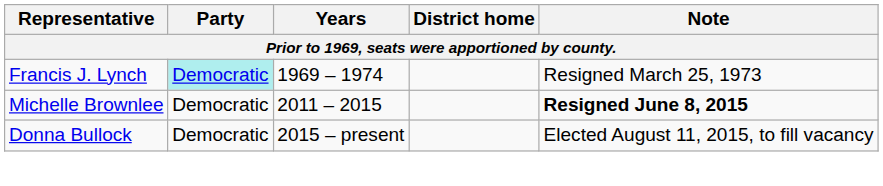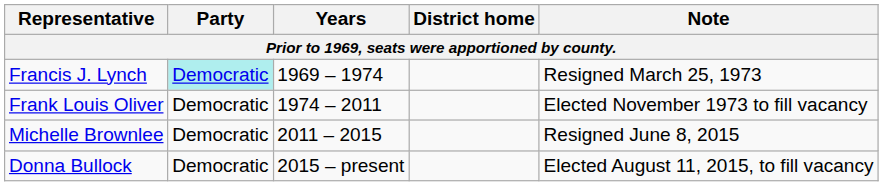+ row: (86, 105)
(646, 105) bold -> (642, 135) normal
